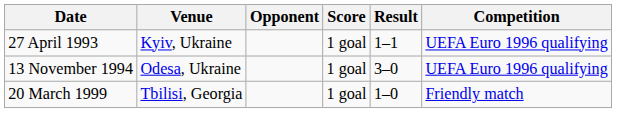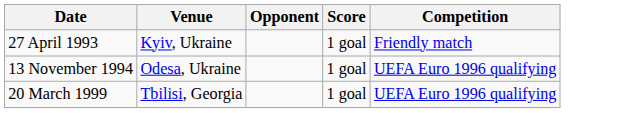- column: (396, 17)
(517, 42) UEFA Euro 1996 qualifying -> (423, 42) Friendly match
(475, 94) Friendly match -> (465, 94) UEFA Euro 1996 qualifying
